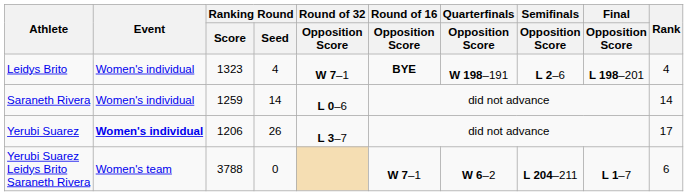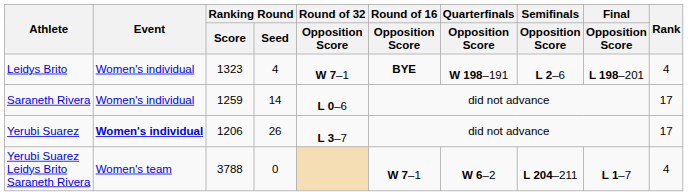(666, 100) 14 -> (666, 100) 17
(666, 169) 6 -> (666, 169) 4
